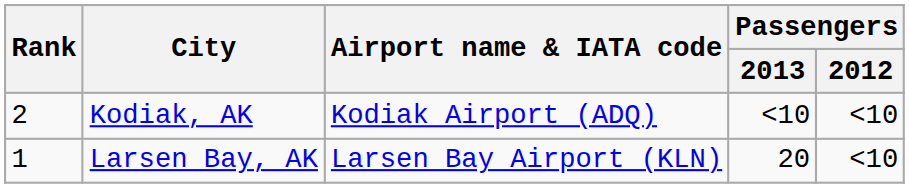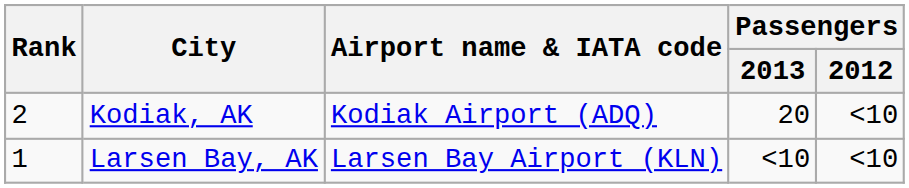(786, 116) <10 -> (794, 116) 20
(794, 160) 20 -> (786, 160) <10
